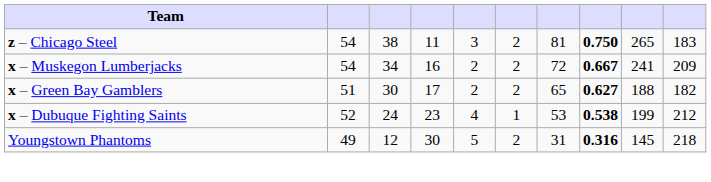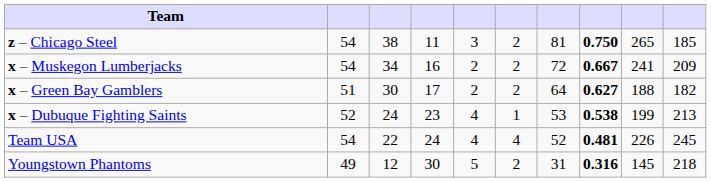(685, 41) 183 -> (685, 41) 185
(558, 90) 65 -> (558, 90) 64
(685, 115) 212 -> (685, 115) 213
+ row: (43, 139)
